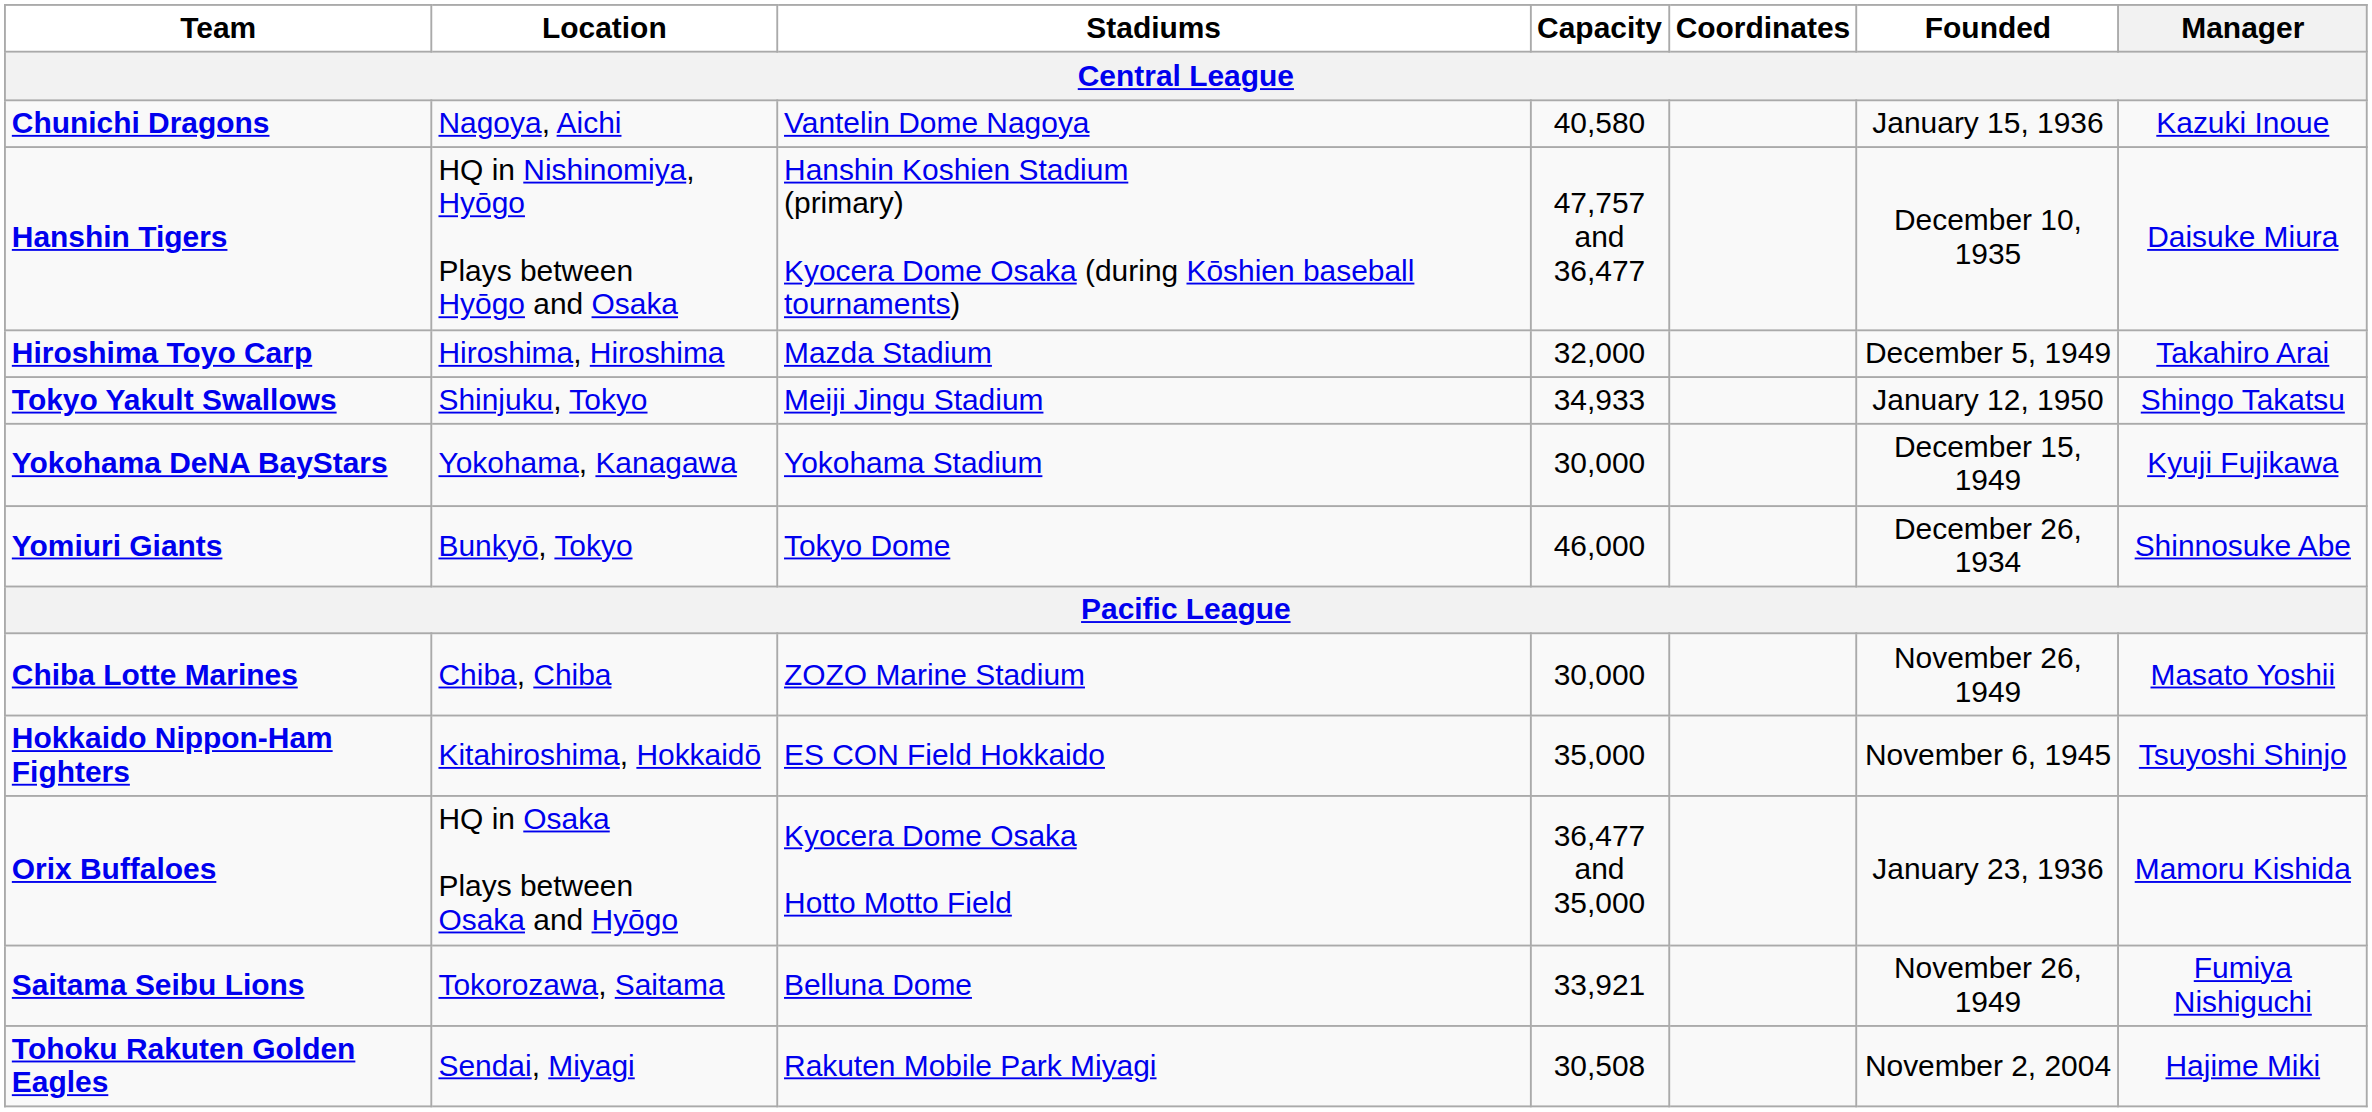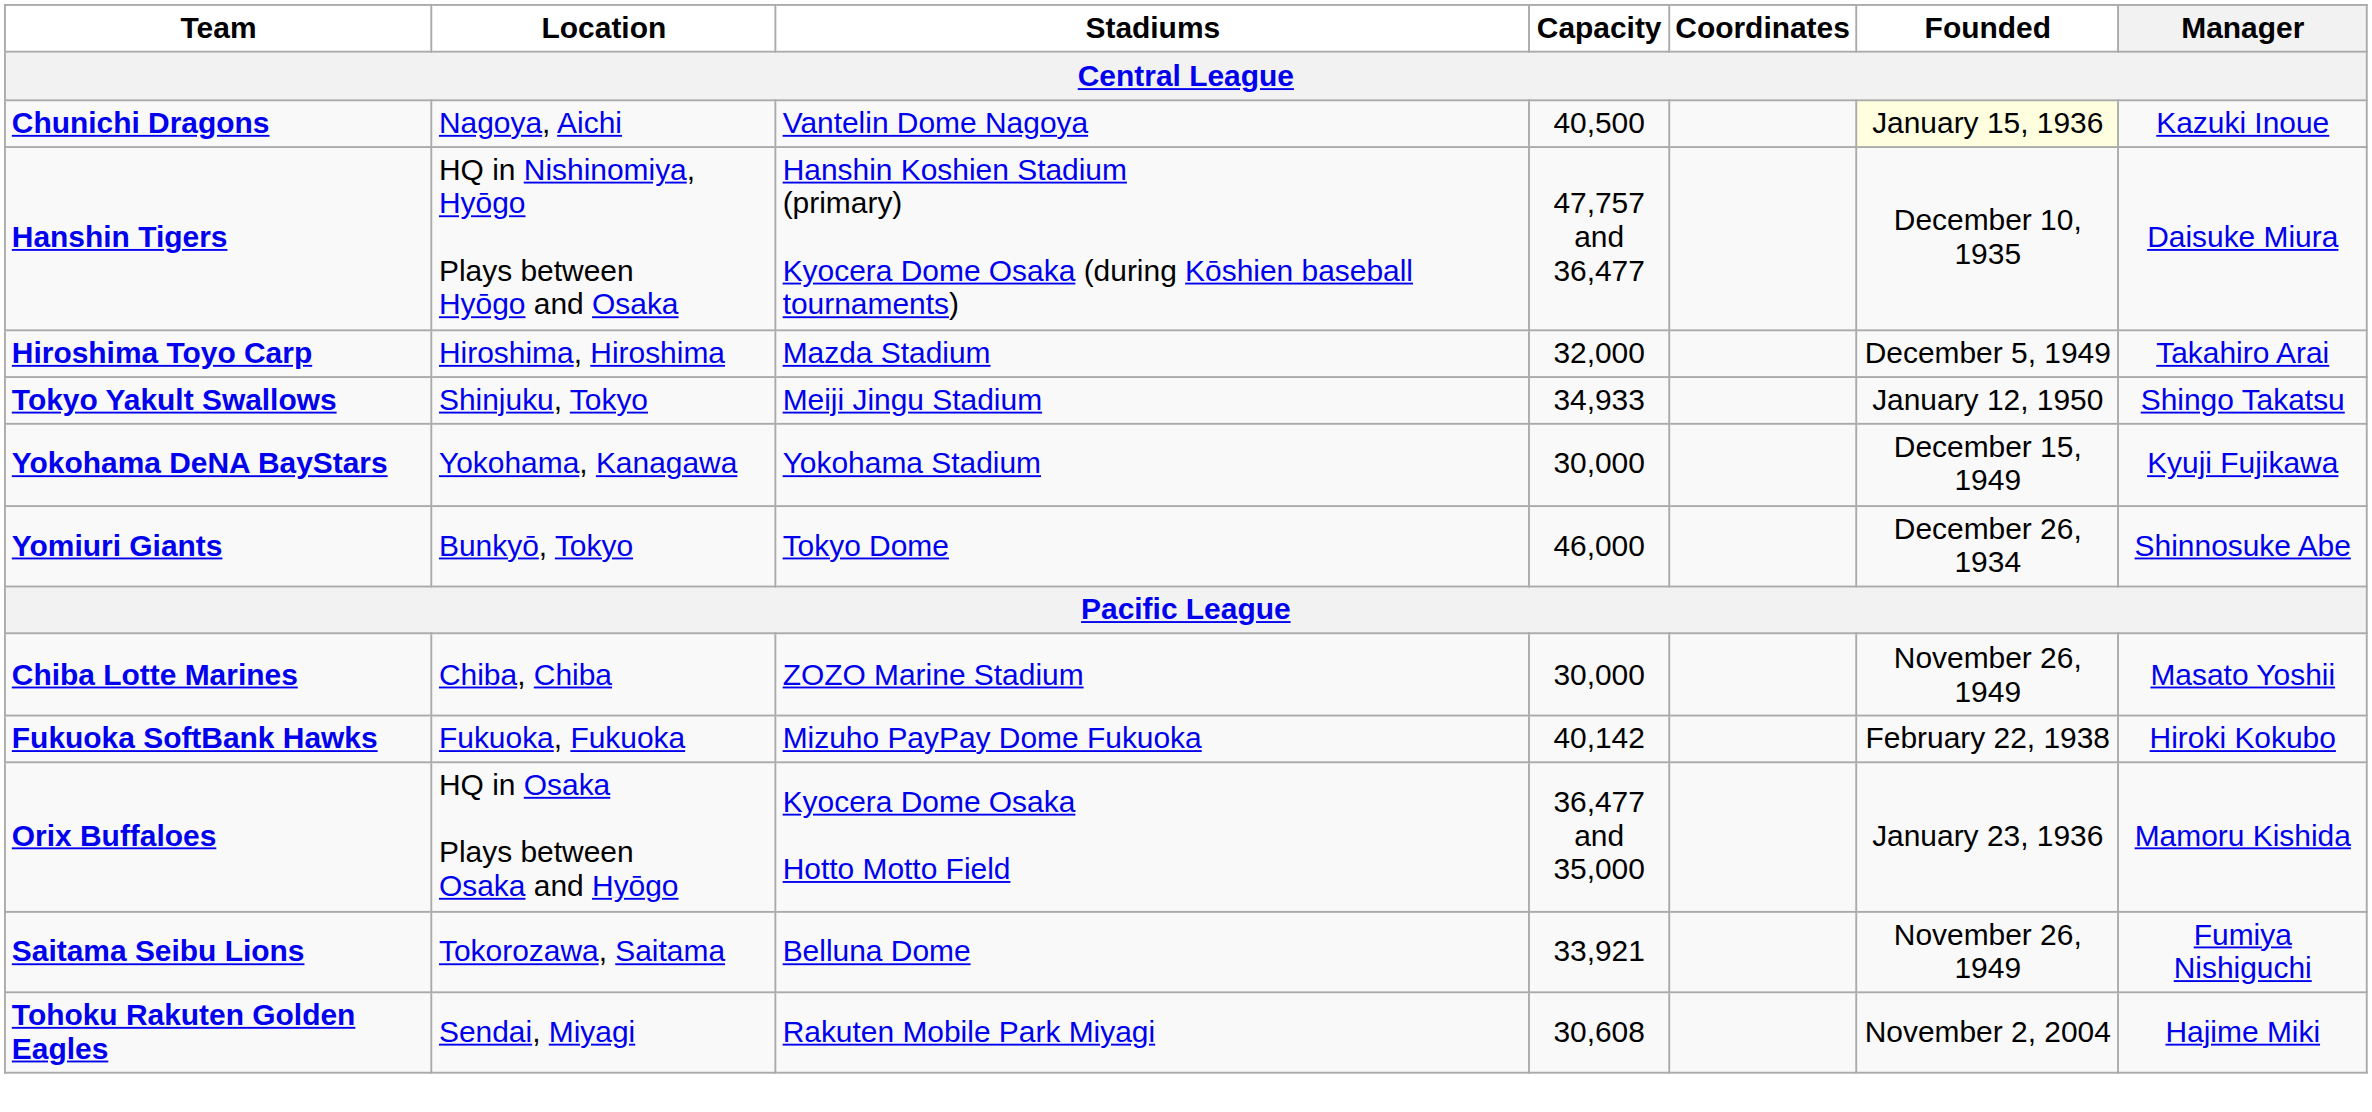(1599, 123) 40,580 -> (1599, 123) 40,500
(1988, 123) no background -> (1988, 123) lightyellow background
+ row: (195, 738)
- row: (172, 755)
(1599, 1065) 30,508 -> (1599, 1032) 30,608
